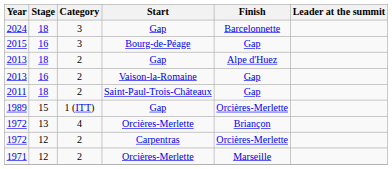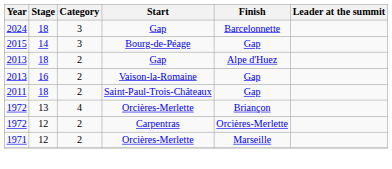(43, 44) 16 -> (43, 44) 14
- row: (17, 108)
